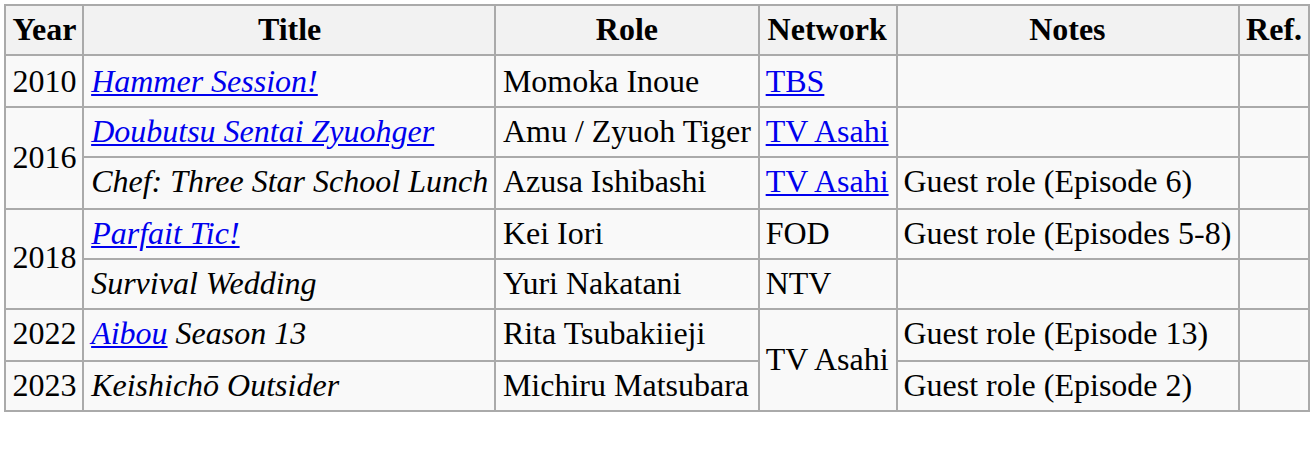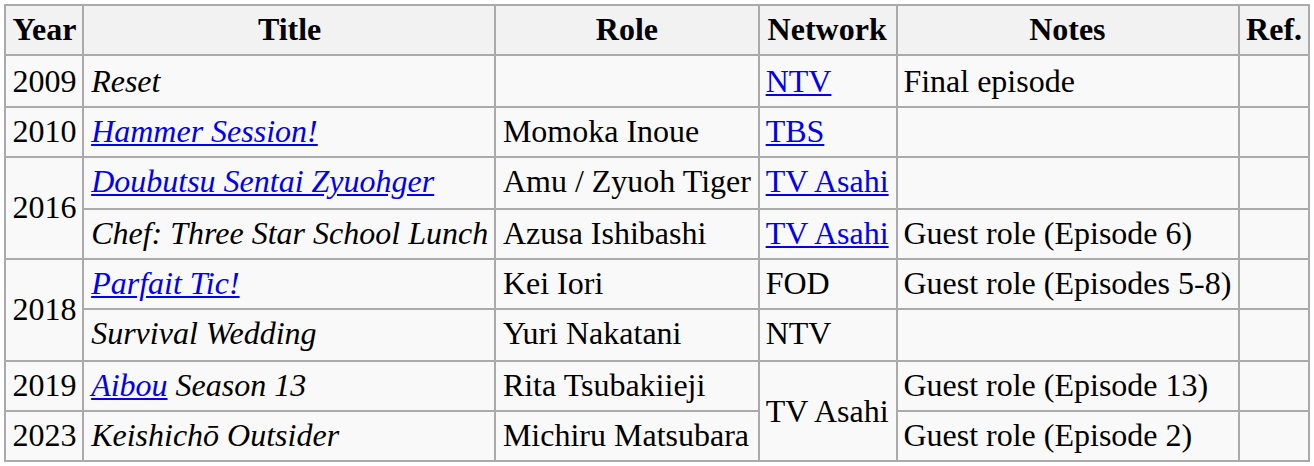+ row: (126, 80)
(44, 334) 2022 -> (44, 385) 2019
